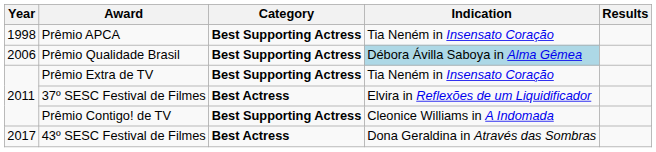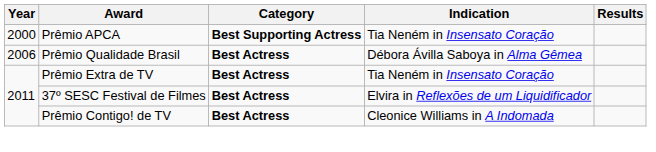(22, 34) 1998 -> (22, 34) 2000
(286, 55) Best Supporting Actress -> (251, 55) Best Actress
(475, 55) lightblue background -> (475, 55) no background
(286, 75) Best Supporting Actress -> (251, 75) Best Actress
(286, 116) Best Supporting Actress -> (251, 116) Best Actress
- row: (124, 136)
